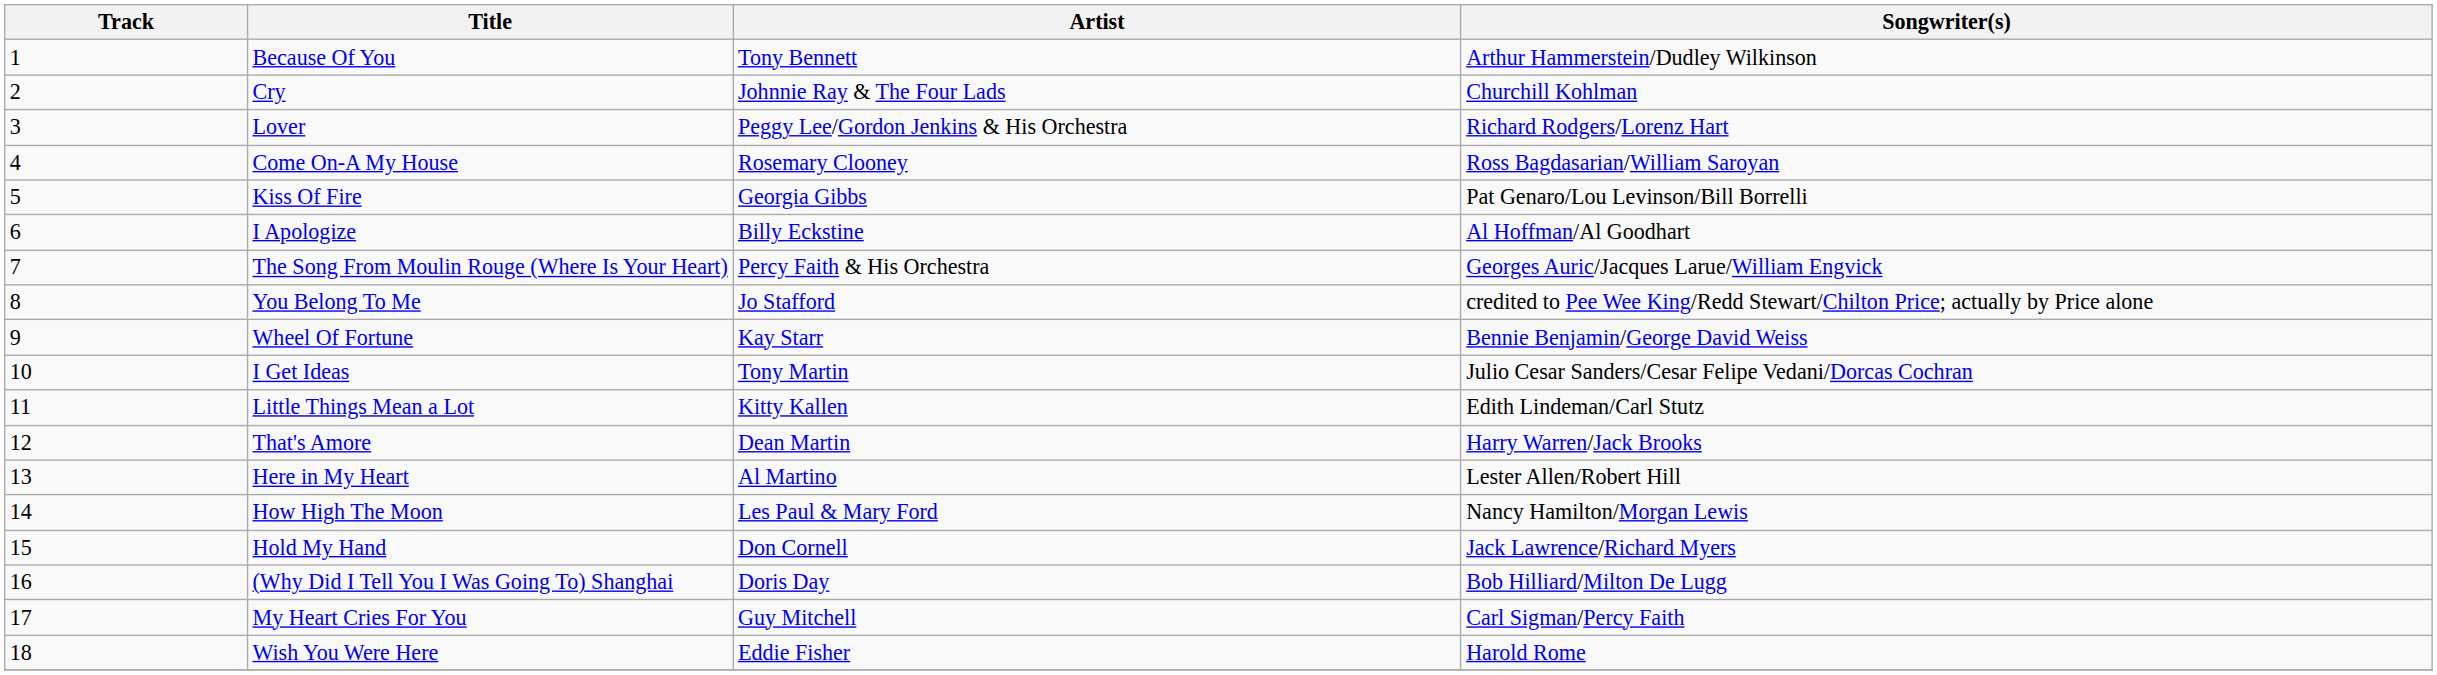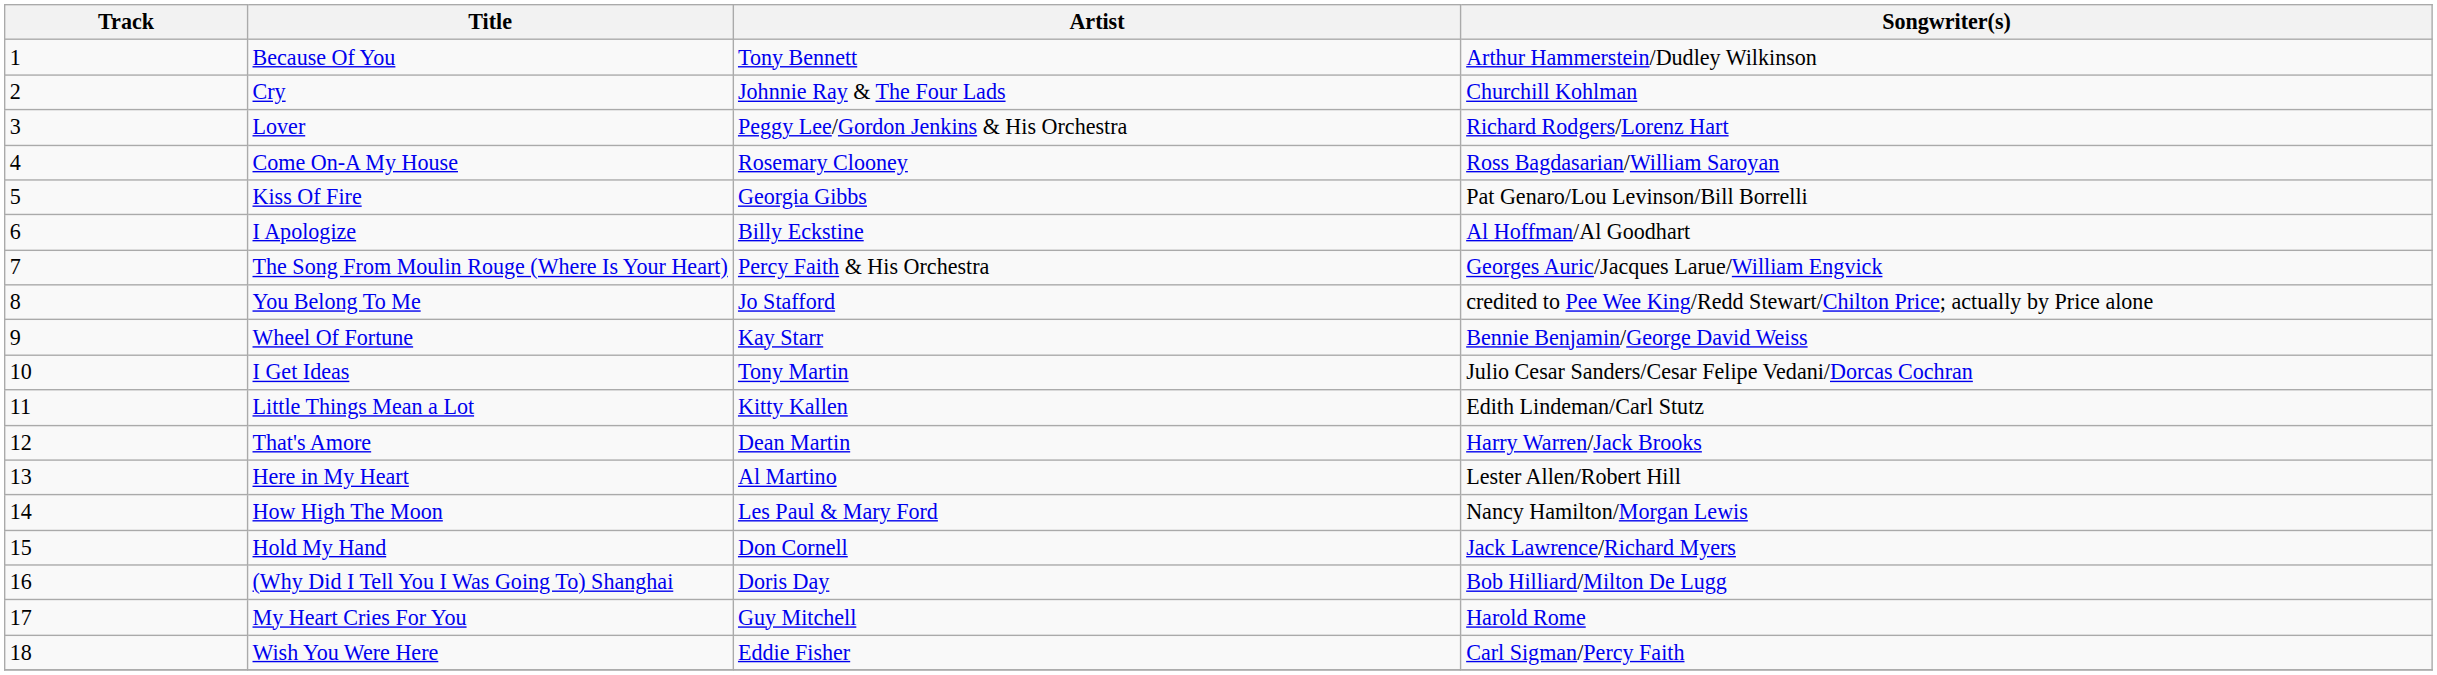(1575, 617) Carl Sigman/Percy Faith -> (1526, 617) Harold Rome
(1526, 652) Harold Rome -> (1575, 652) Carl Sigman/Percy Faith
